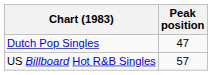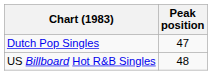(183, 61) 57 -> (183, 61) 48
